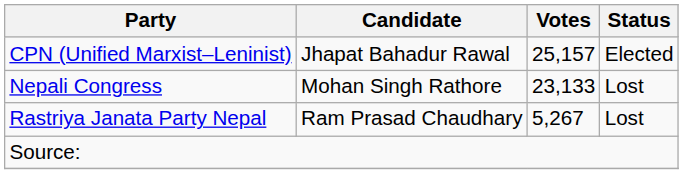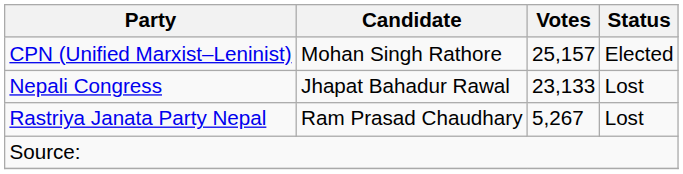(406, 53) Jhapat Bahadur Rawal -> (401, 53) Mohan Singh Rathore
(401, 86) Mohan Singh Rathore -> (406, 86) Jhapat Bahadur Rawal
